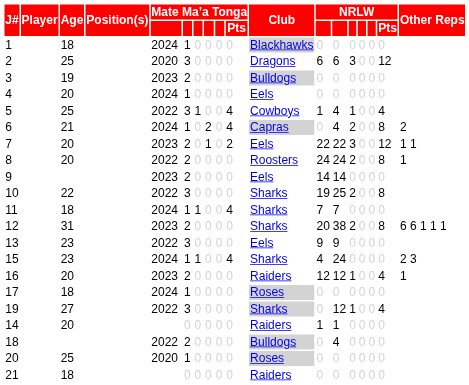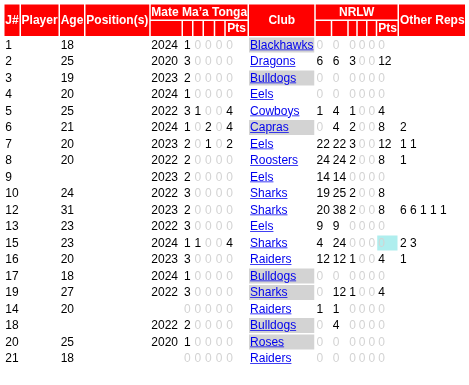(67, 193) 22 -> (67, 193) 24
- row: (11, 210)
(382, 259) no background -> (382, 243) paleturquoise background
(187, 276) 2 -> (187, 259) 3
(267, 292) Roses -> (273, 276) Bulldogs
